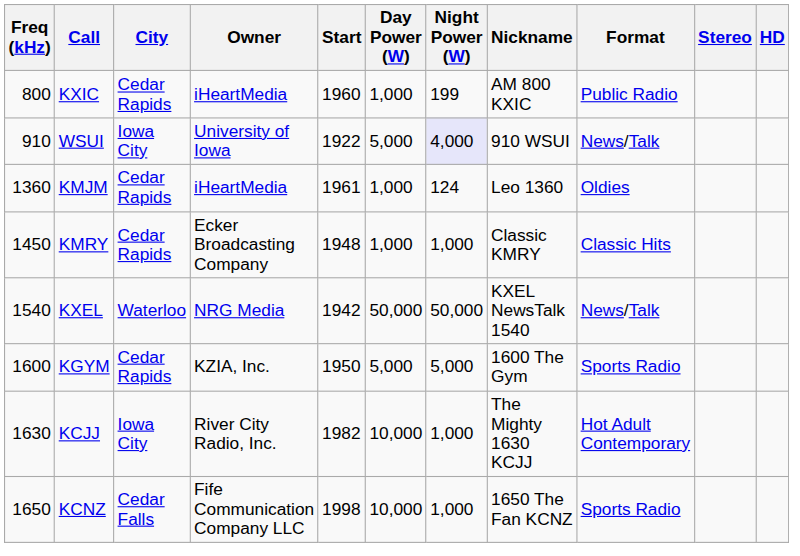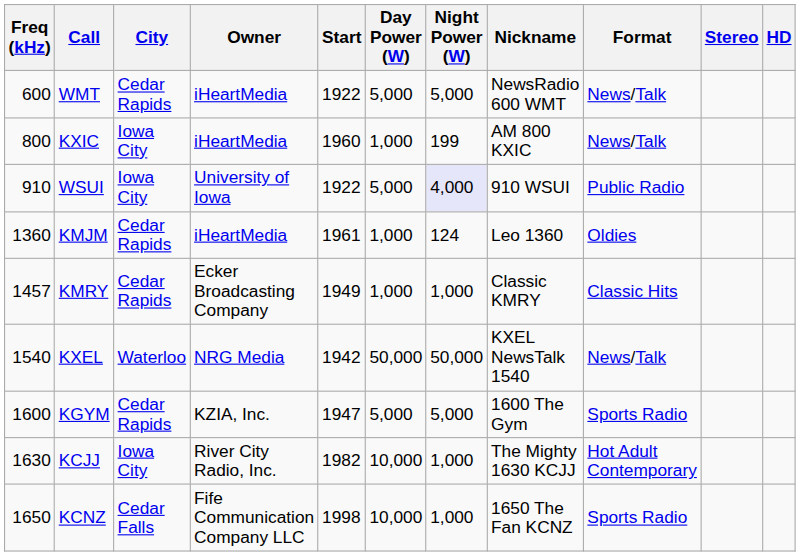+ row: (79, 94)
(144, 94) Cedar Rapids -> (136, 141) Iowa City
(629, 94) Public Radio -> (627, 141) News/Talk
(620, 141) News/Talk -> (636, 187) Public Radio
(32, 244) 1450 -> (32, 291) 1457
(341, 244) 1948 -> (341, 291) 1949
(341, 367) 1950 -> (341, 414) 1947
